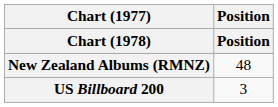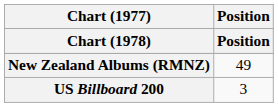(243, 65) 48 -> (243, 65) 49
